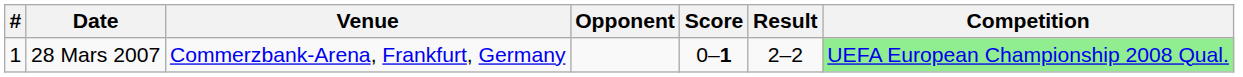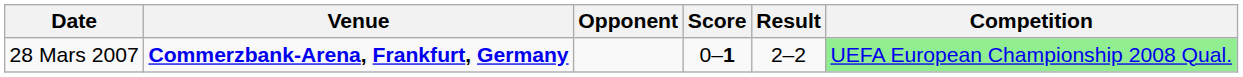- column: (15, 21)
(368, 54) normal -> (359, 54) bold
